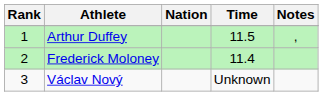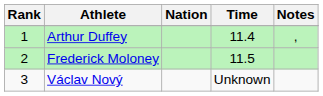(242, 36) 11.5 -> (242, 36) 11.4
(242, 58) 11.4 -> (242, 58) 11.5
